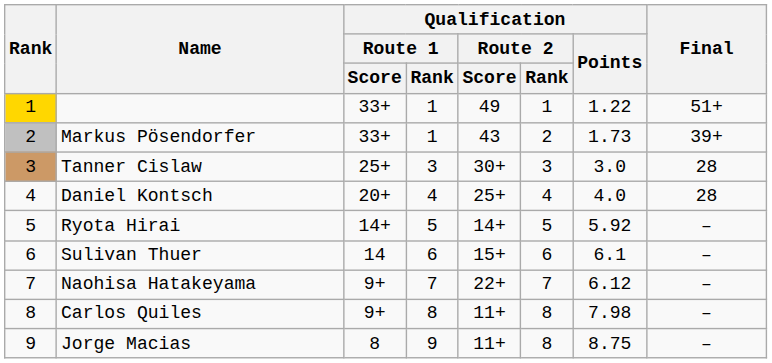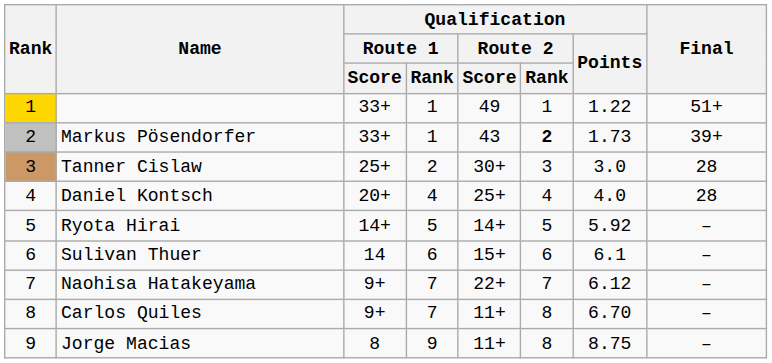(547, 137) normal -> (547, 137) bold
(432, 167) 3 -> (432, 167) 2
(432, 314) 8 -> (432, 314) 7
(610, 314) 7.98 -> (610, 314) 6.70
